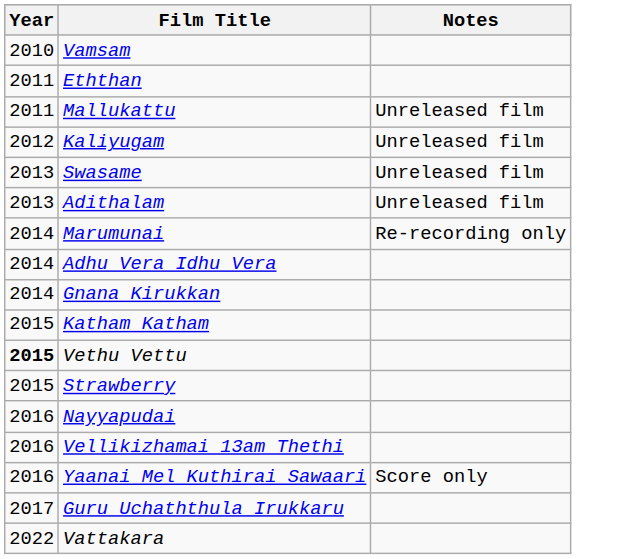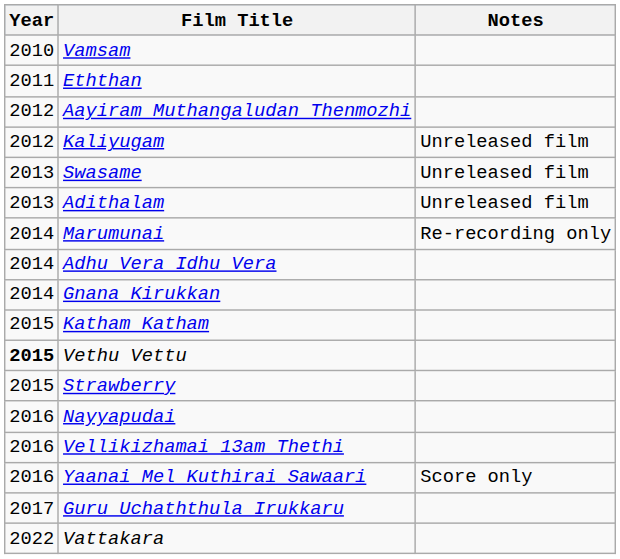- row: (119, 112)
+ row: (237, 112)
